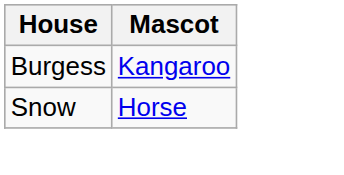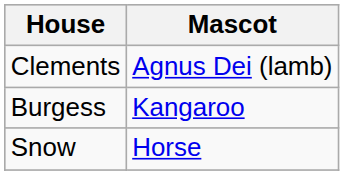+ row: (66, 66)
